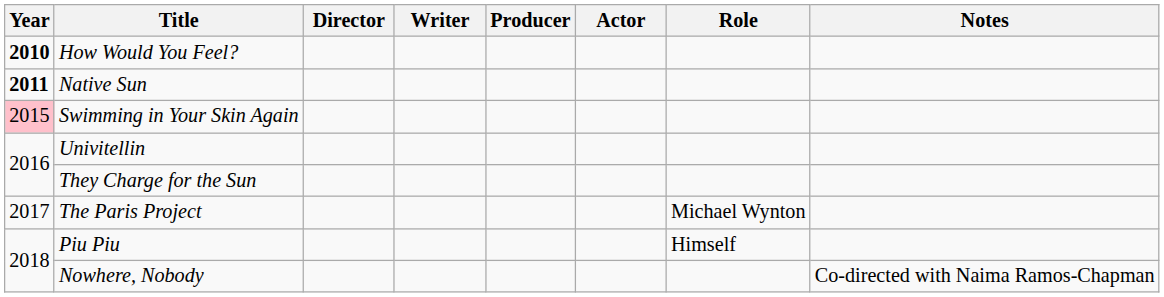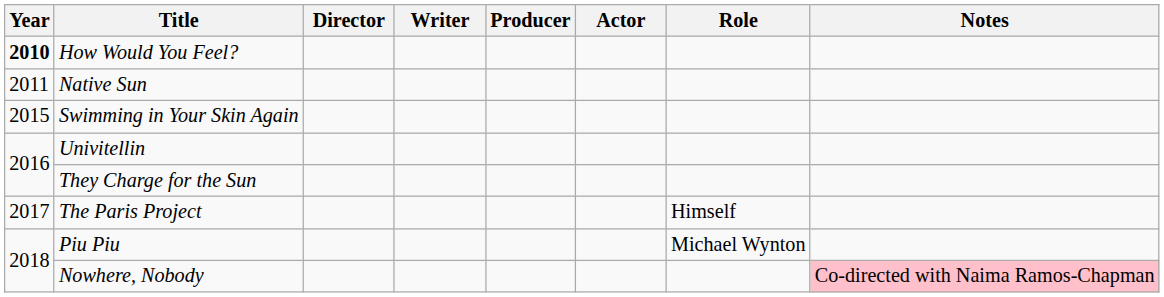(29, 84) bold -> (29, 84) normal
(29, 116) pink background -> (29, 116) no background
(738, 212) Michael Wynton -> (703, 212) Himself
(703, 244) Himself -> (738, 244) Michael Wynton
(985, 276) no background -> (985, 276) pink background
